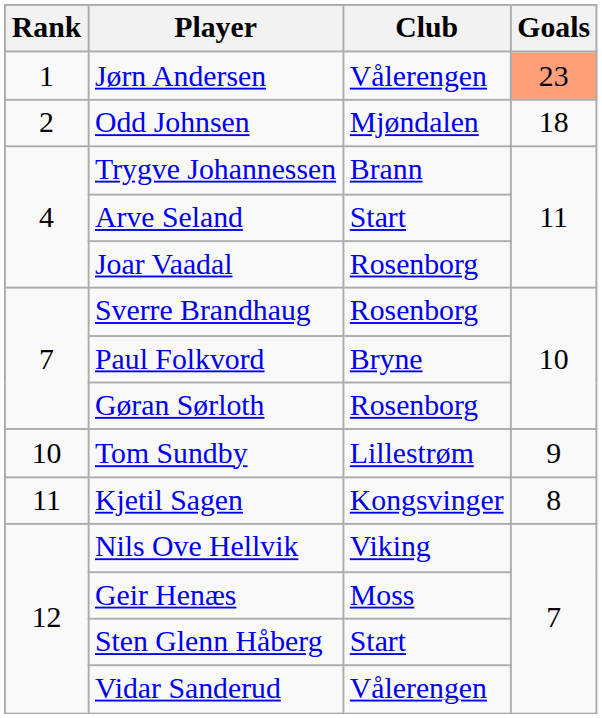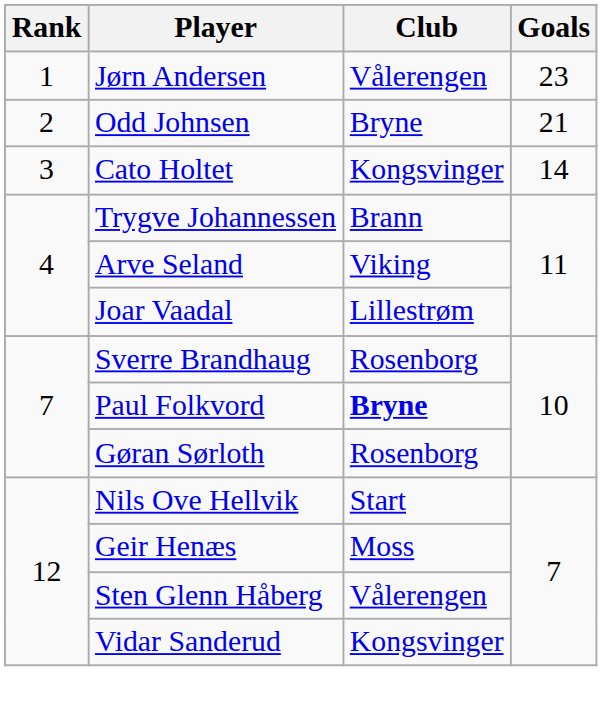(554, 75) lightsalmon background -> (554, 75) no background
(414, 122) Mjøndalen -> (386, 122) Bryne
(554, 122) 18 -> (554, 122) 21
+ row: (164, 169)
(378, 216) Start -> (390, 264) Viking
(414, 264) Rosenborg -> (412, 311) Lillestrøm
(386, 358) normal -> (389, 405) bold
- row: (171, 452)
- row: (169, 500)
(390, 547) Viking -> (378, 500) Start
(378, 641) Start -> (418, 594) Vålerengen
(418, 688) Vålerengen -> (427, 641) Kongsvinger
